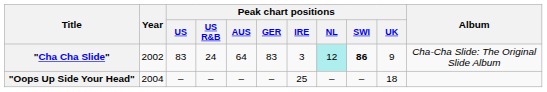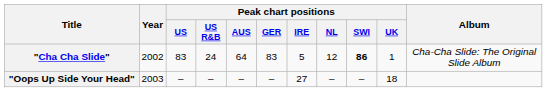(302, 57) 3 -> (302, 57) 5
(332, 57) paleturquoise background -> (332, 57) no background
(392, 57) 9 -> (392, 57) 1
(153, 79) 2004 -> (153, 79) 2003
(302, 79) 25 -> (302, 79) 27
